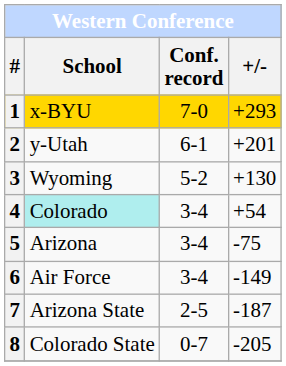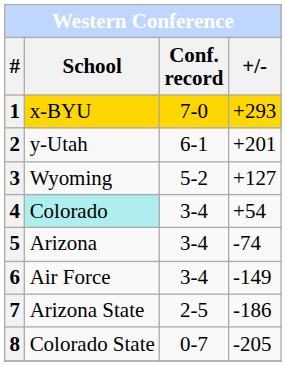(255, 177) +130 -> (255, 177) +127
(247, 244) -75 -> (247, 244) -74
(252, 310) -187 -> (252, 310) -186
